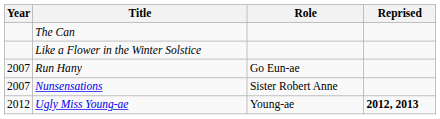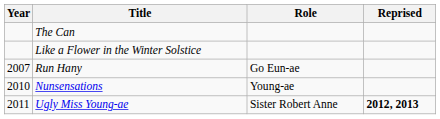(19, 86) 2007 -> (19, 86) 2010
(294, 86) Sister Robert Anne -> (272, 86) Young-ae
(19, 104) 2012 -> (18, 104) 2011
(272, 104) Young-ae -> (294, 104) Sister Robert Anne
